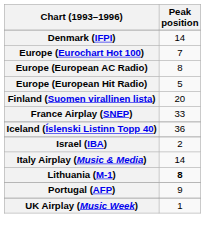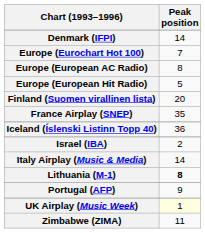(180, 114) 33 -> (180, 114) 35
(180, 205) no background -> (180, 205) lightyellow background
+ row: (82, 220)
